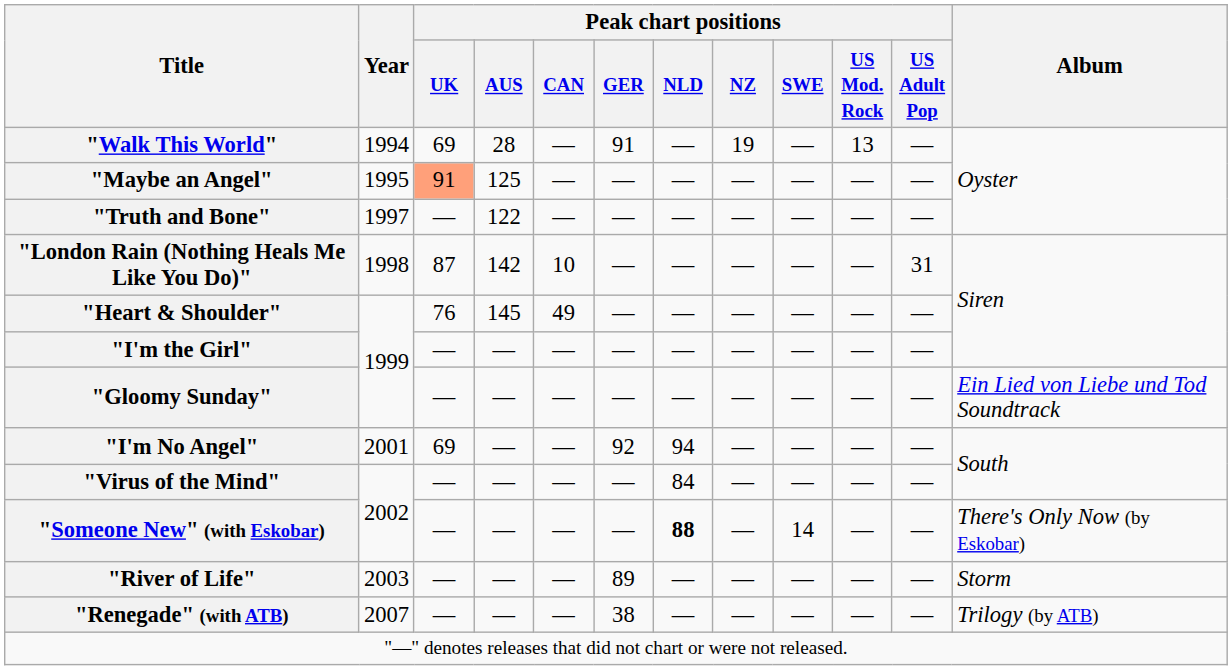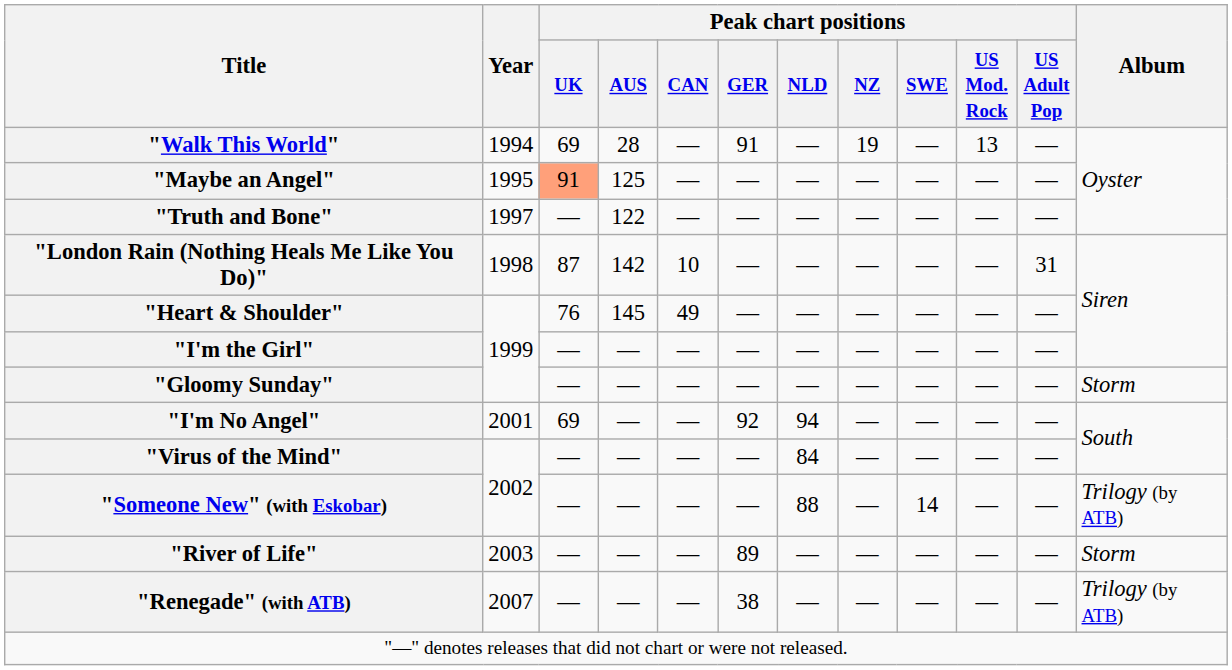(1082, 397) Ein Lied von Liebe und Tod Soundtrack -> (1108, 384) Storm
(683, 530) bold -> (807, 504) normal
(1054, 530) There's Only Now (by Eskobar) -> (1129, 504) Trilogy (by ATB)
